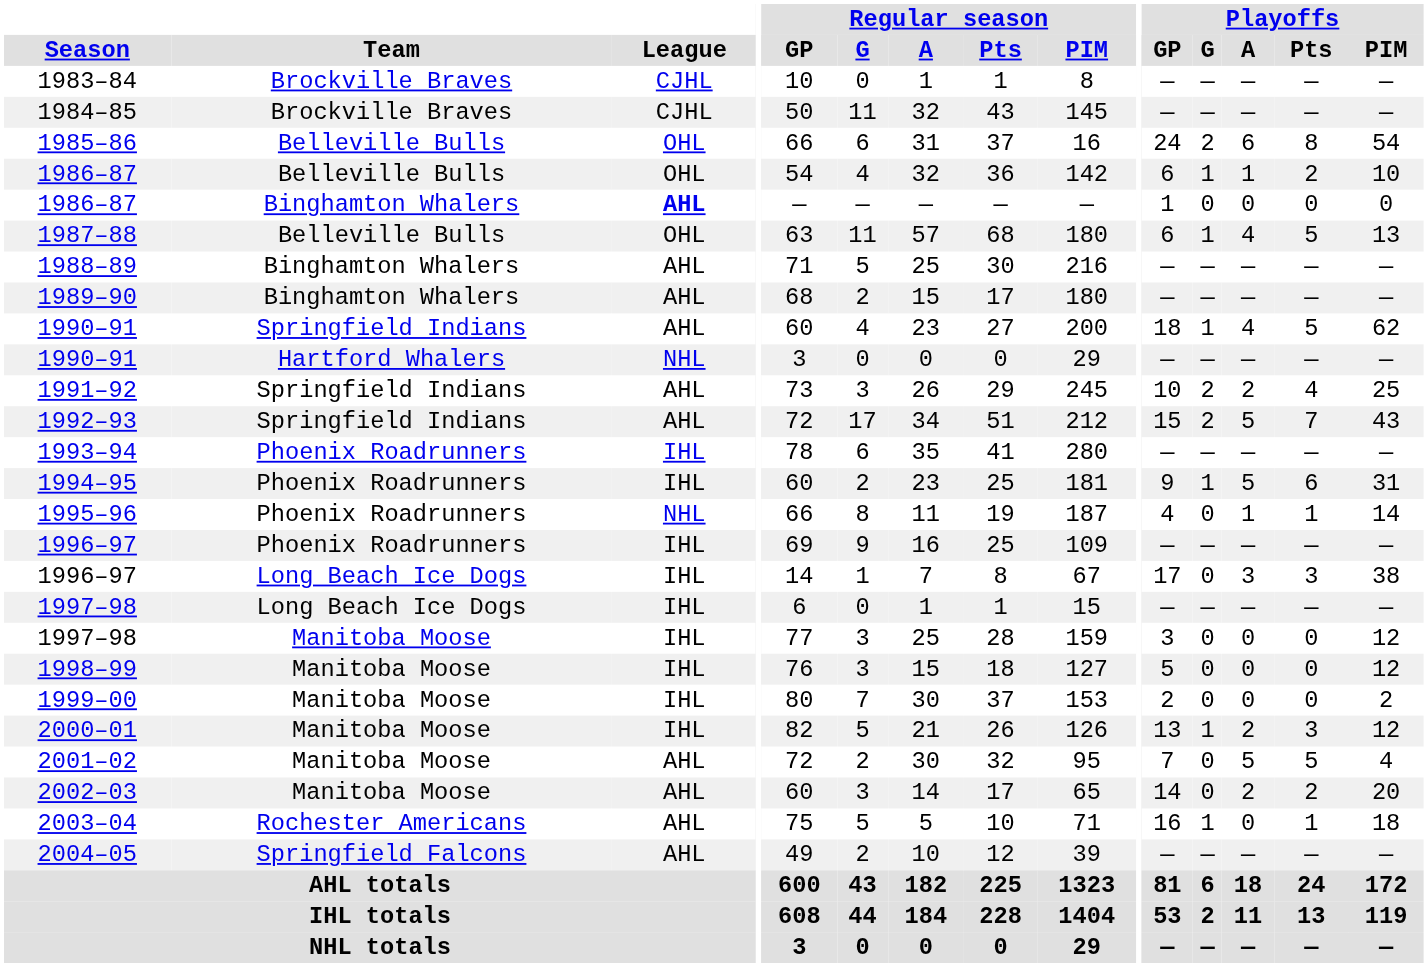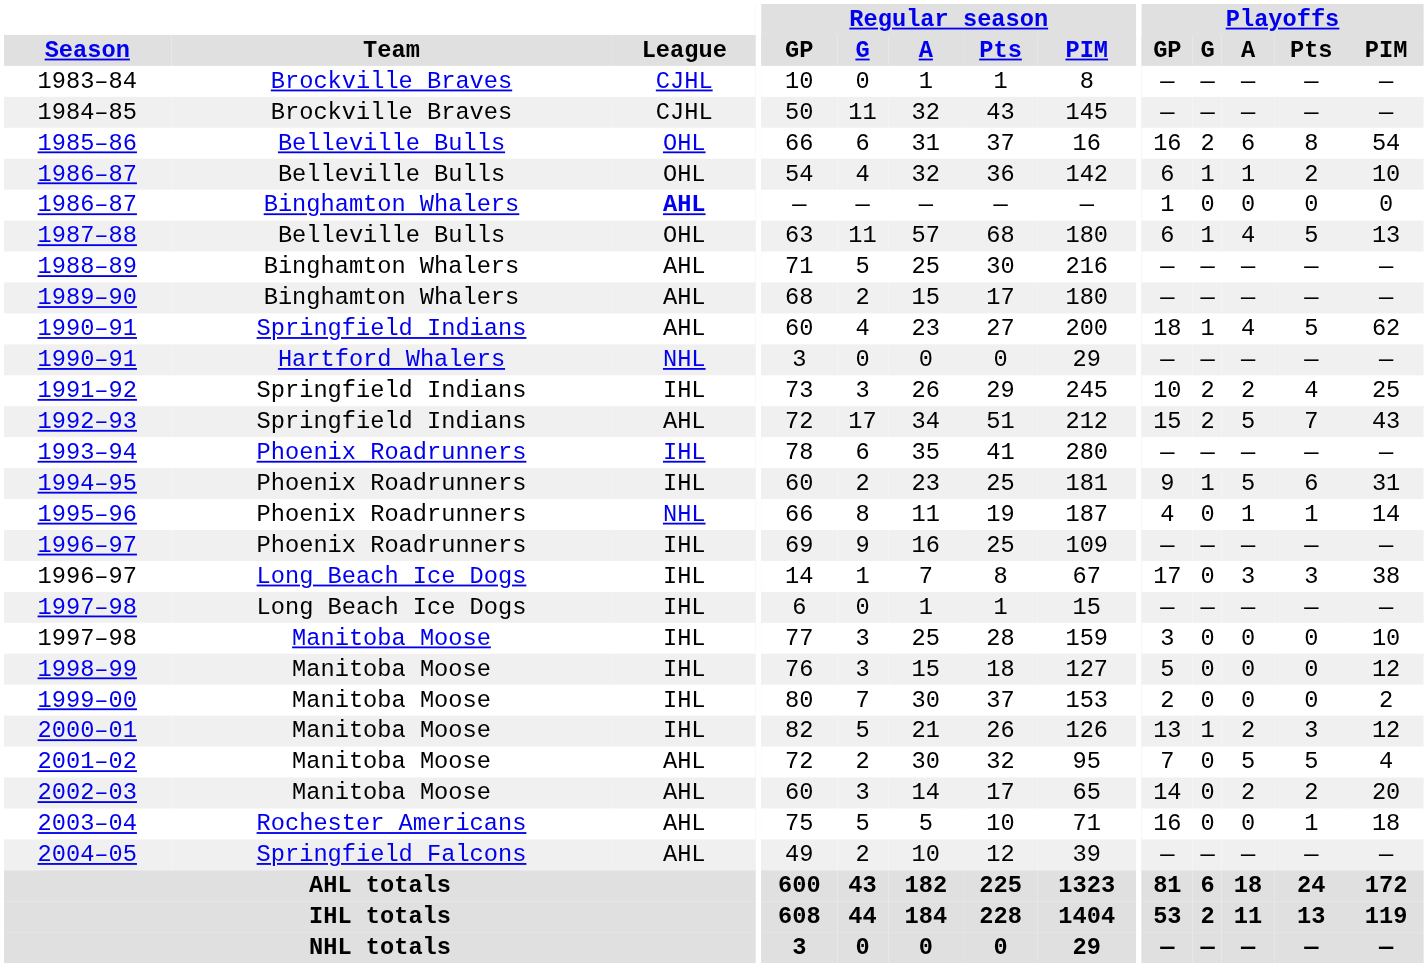(1167, 143) 24 -> (1167, 143) 16
(684, 391) AHL -> (684, 391) IHL
(1386, 638) 12 -> (1386, 638) 10
(1208, 824) 1 -> (1208, 824) 0
